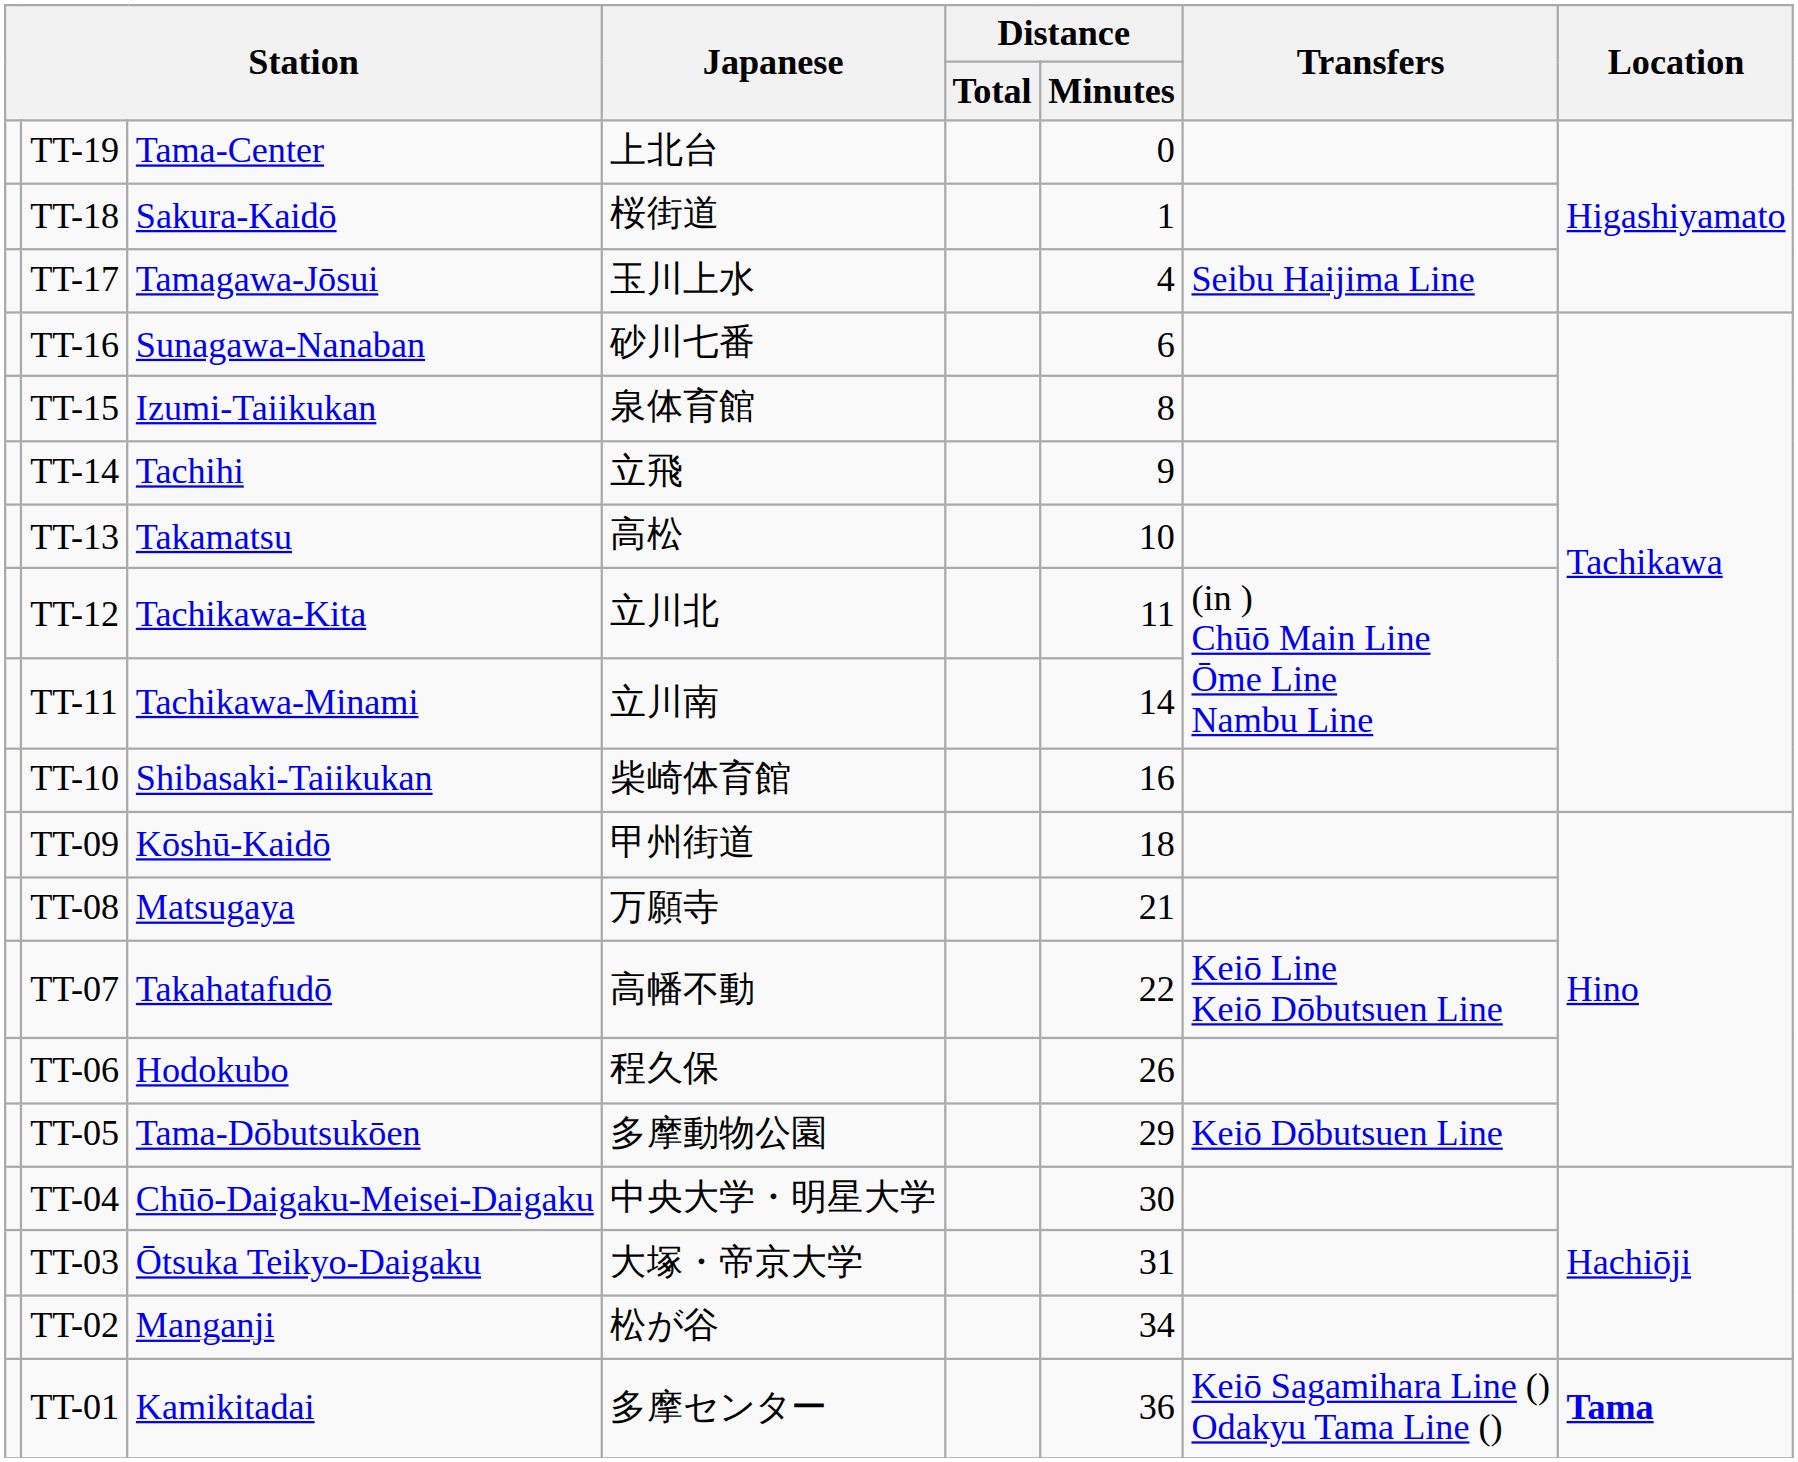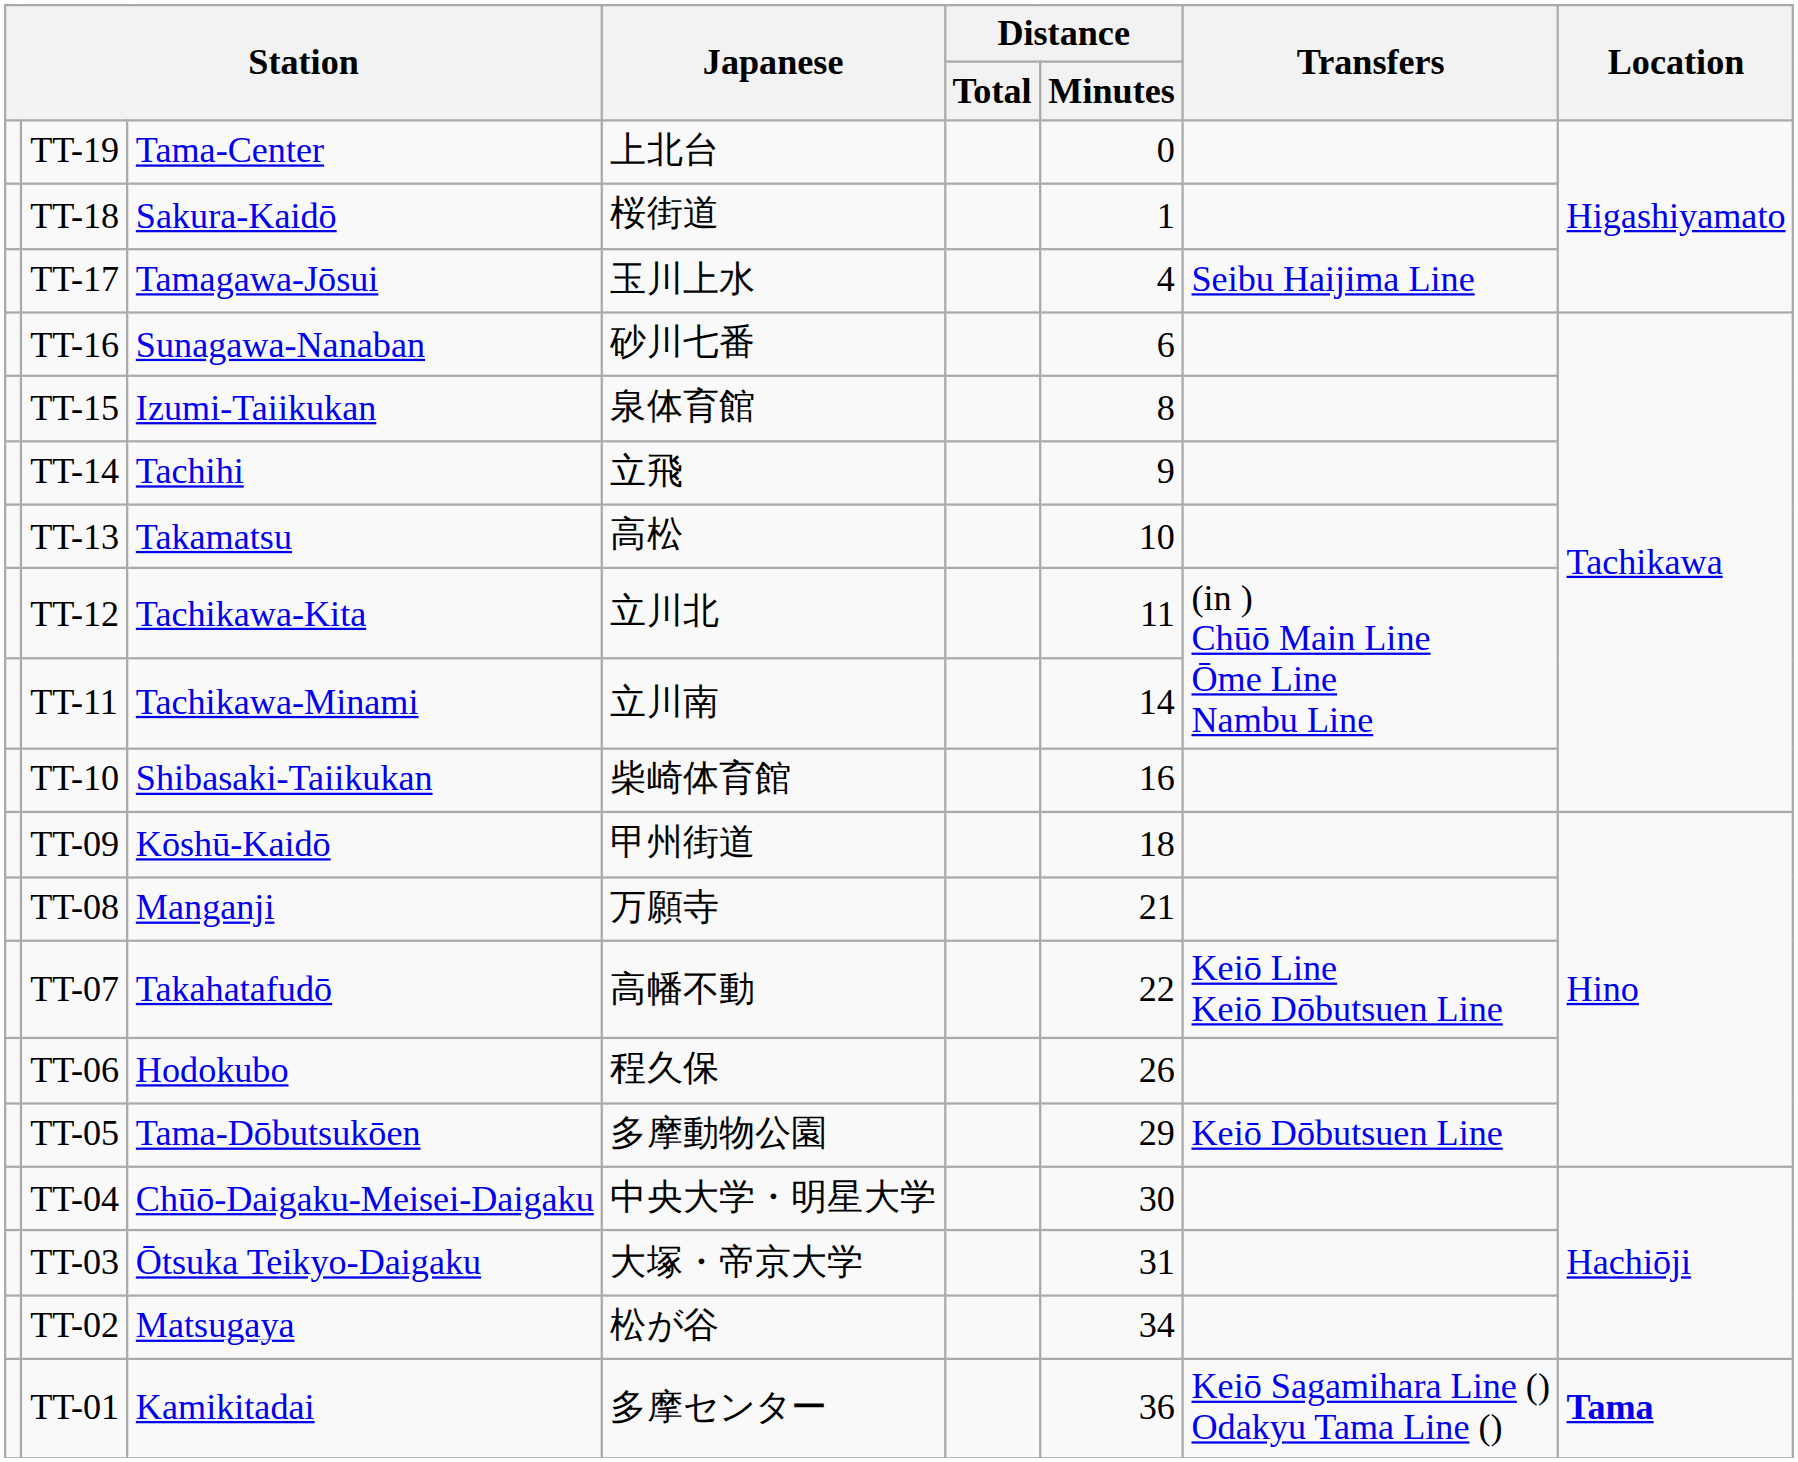(215, 907) Matsugaya -> (205, 907) Manganji
(205, 1326) Manganji -> (215, 1326) Matsugaya
